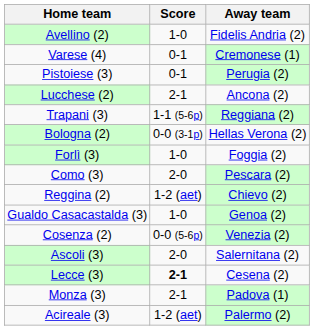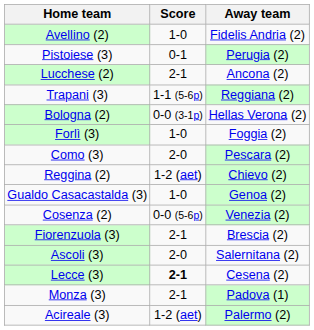- row: (77, 54)
+ row: (77, 235)
